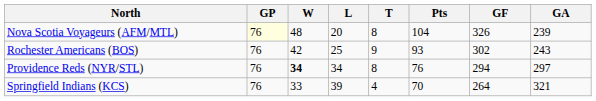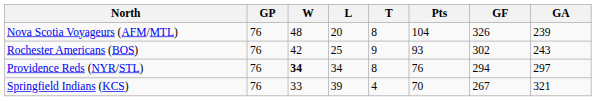(256, 31) lightyellow background -> (256, 31) no background
(481, 86) 264 -> (481, 86) 267
